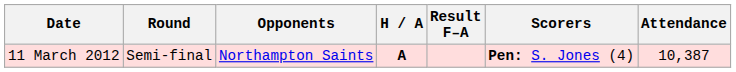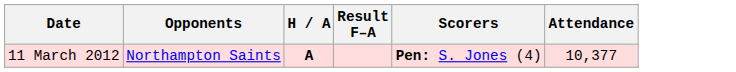- column: (169, 24)
(684, 56) 10,387 -> (591, 56) 10,377
